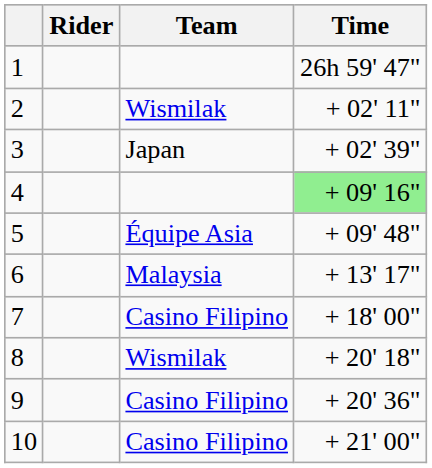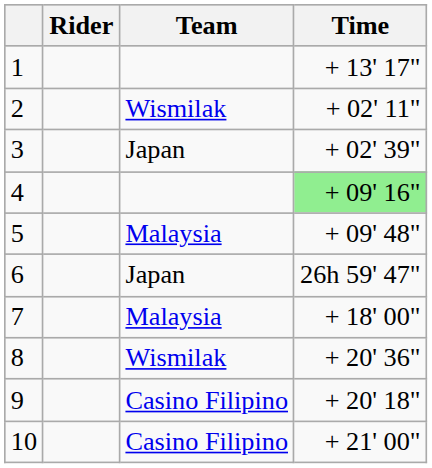(360, 66) 26h 59' 47" -> (373, 66) + 13' 17"
(189, 233) Équipe Asia -> (174, 233) Malaysia
(174, 274) Malaysia -> (155, 274) Japan
(373, 274) + 13' 17" -> (360, 274) 26h 59' 47"
(207, 316) Casino Filipino -> (174, 316) Malaysia
(373, 358) + 20' 18" -> (373, 358) + 20' 36"
(373, 399) + 20' 36" -> (373, 399) + 20' 18"
